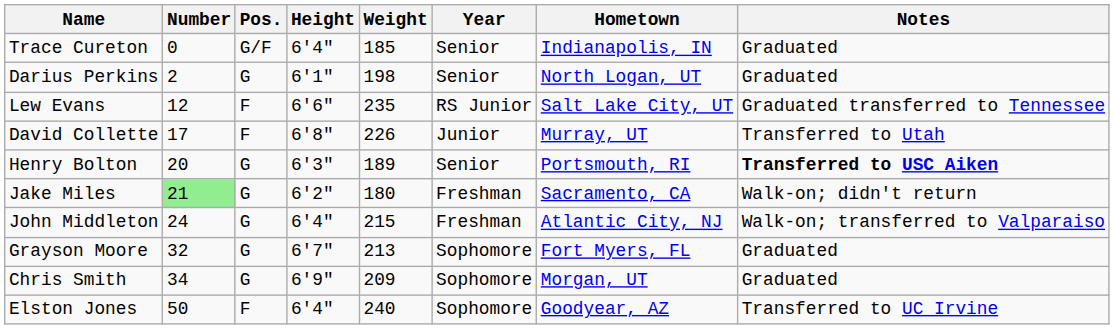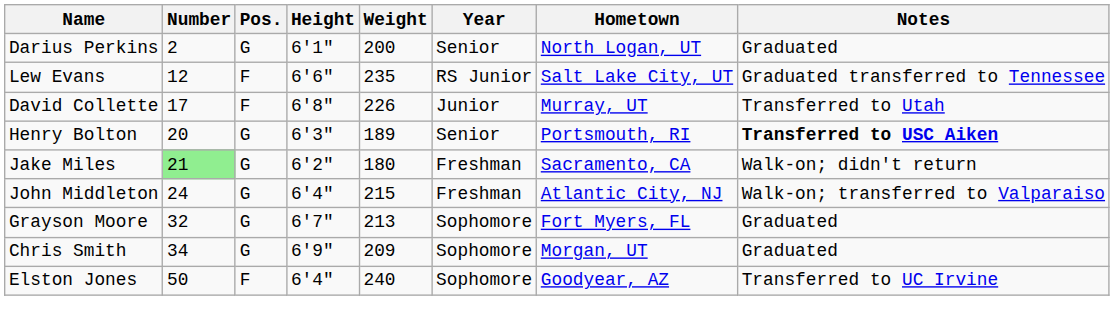- row: (78, 48)
(380, 77) 198 -> (380, 48) 200
